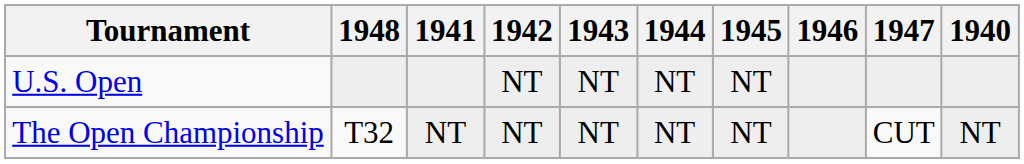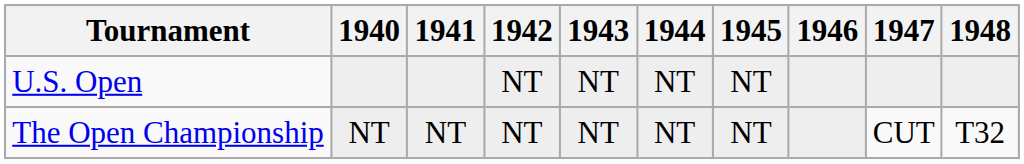columns swapped: (980, 30) <-> (369, 30)
